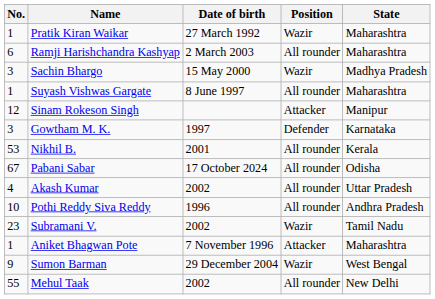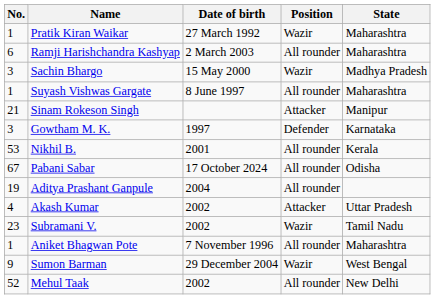(13, 110) 12 -> (13, 110) 21
+ row: (92, 187)
(312, 187) All rounder -> (305, 206) Attacker
- row: (91, 206)
(305, 245) Attacker -> (312, 245) All rounder
(13, 284) 55 -> (13, 284) 52
